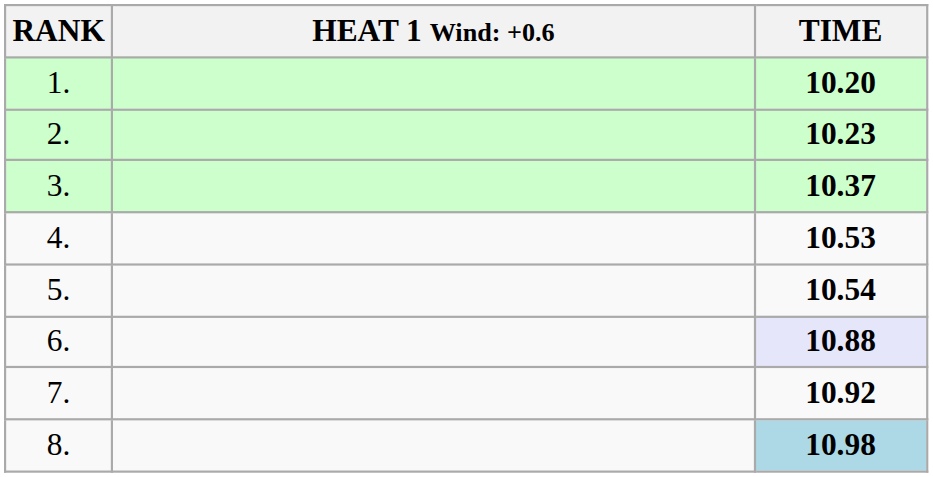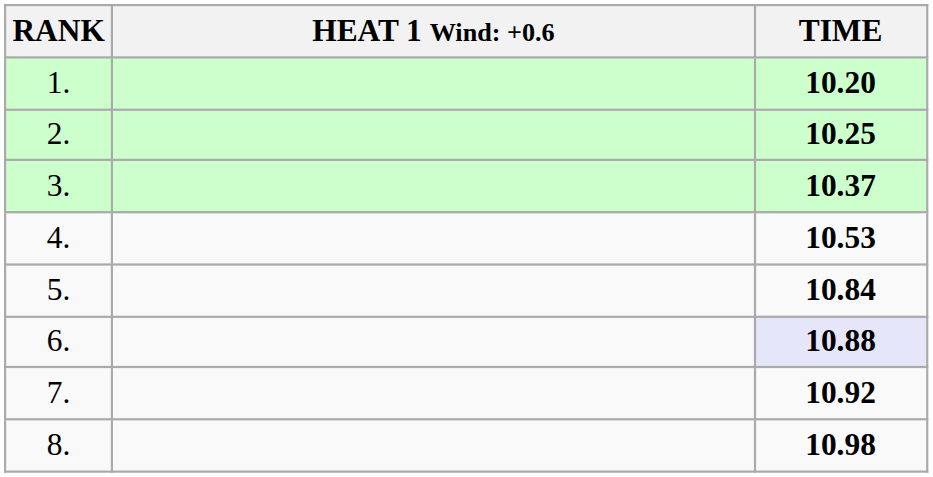(841, 134) 10.23 -> (841, 134) 10.25
(841, 289) 10.54 -> (841, 289) 10.84
(841, 444) lightblue background -> (841, 444) no background
